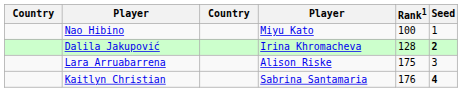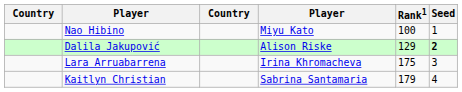(311, 47) Irina Khromacheva -> (296, 47) Alison Riske
(407, 47) 128 -> (407, 47) 129
(296, 63) Alison Riske -> (311, 63) Irina Khromacheva
(407, 79) 176 -> (407, 79) 179
(434, 79) bold -> (434, 79) normal
